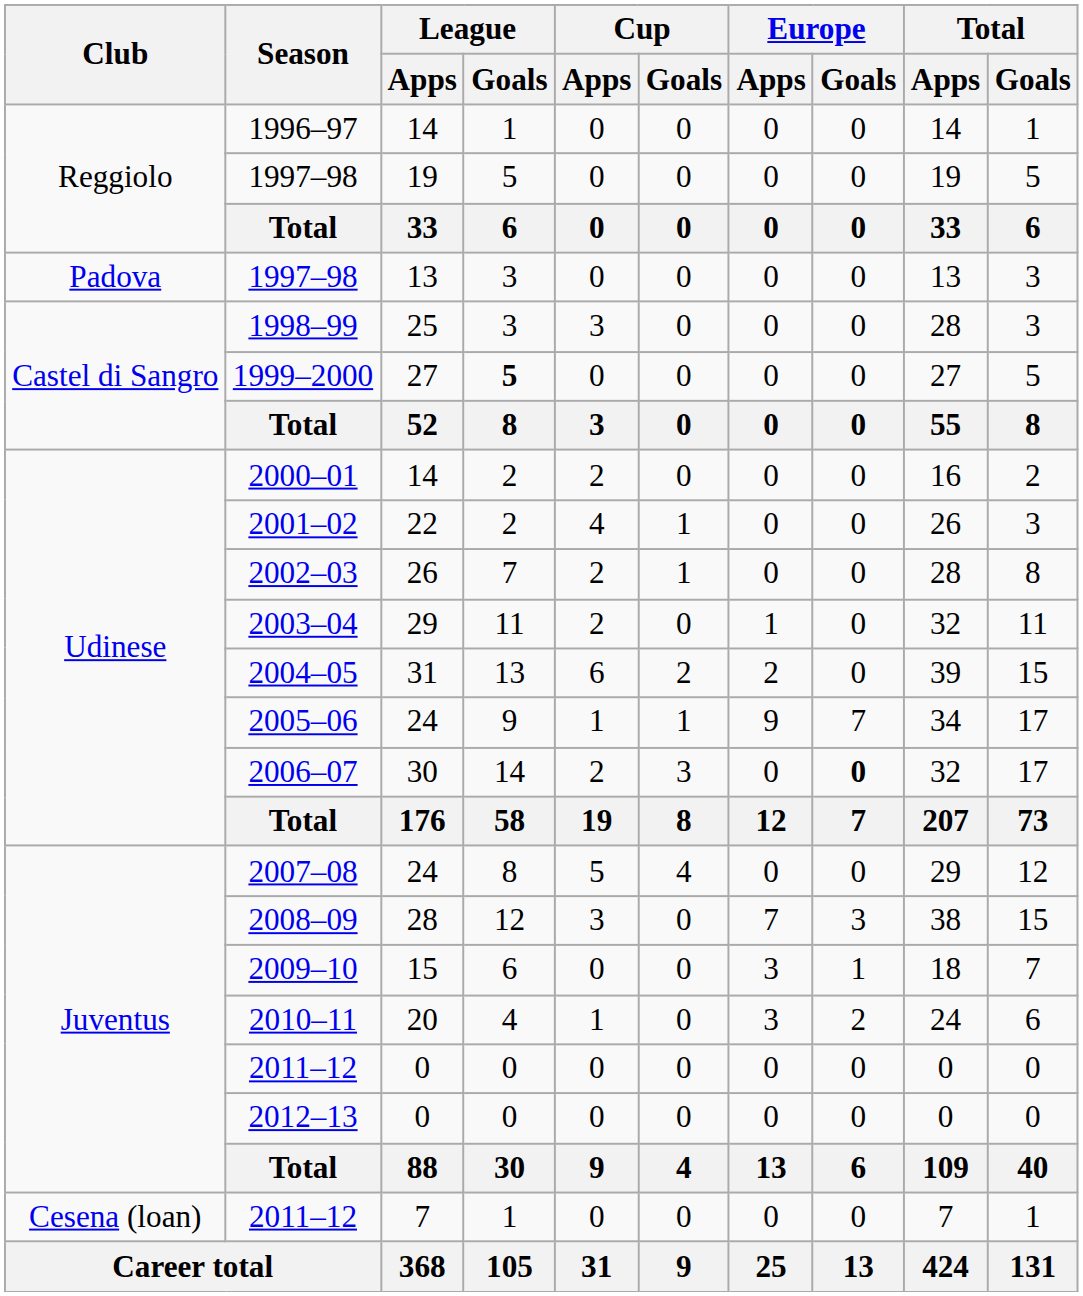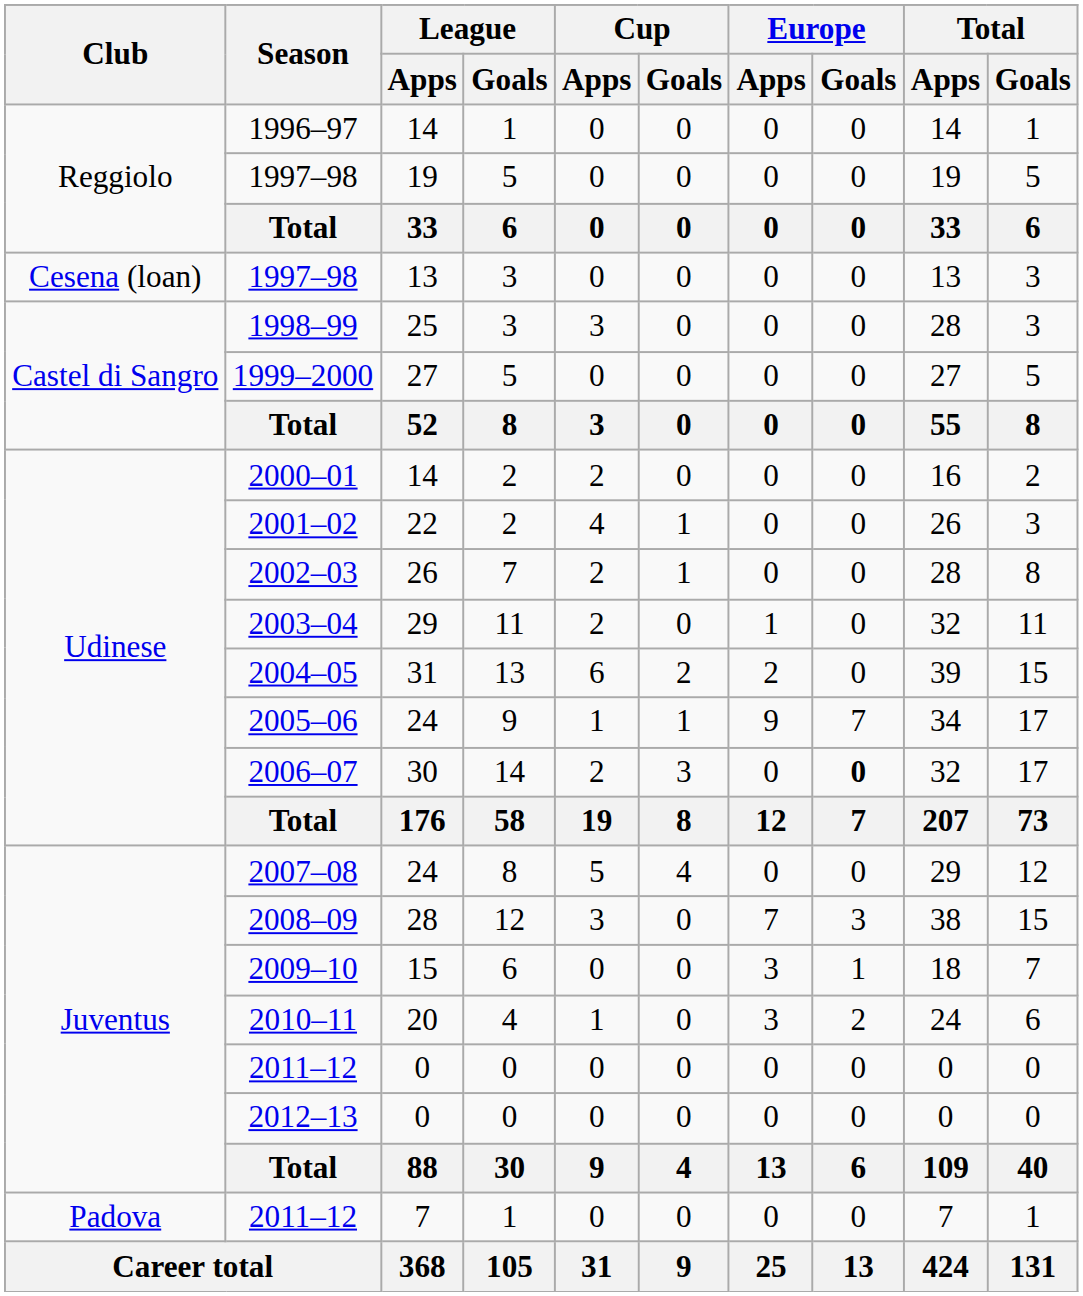(115, 276) Padova -> (115, 276) Cesena (loan)
(509, 375) bold -> (509, 375) normal
(115, 1216) Cesena (loan) -> (115, 1216) Padova
